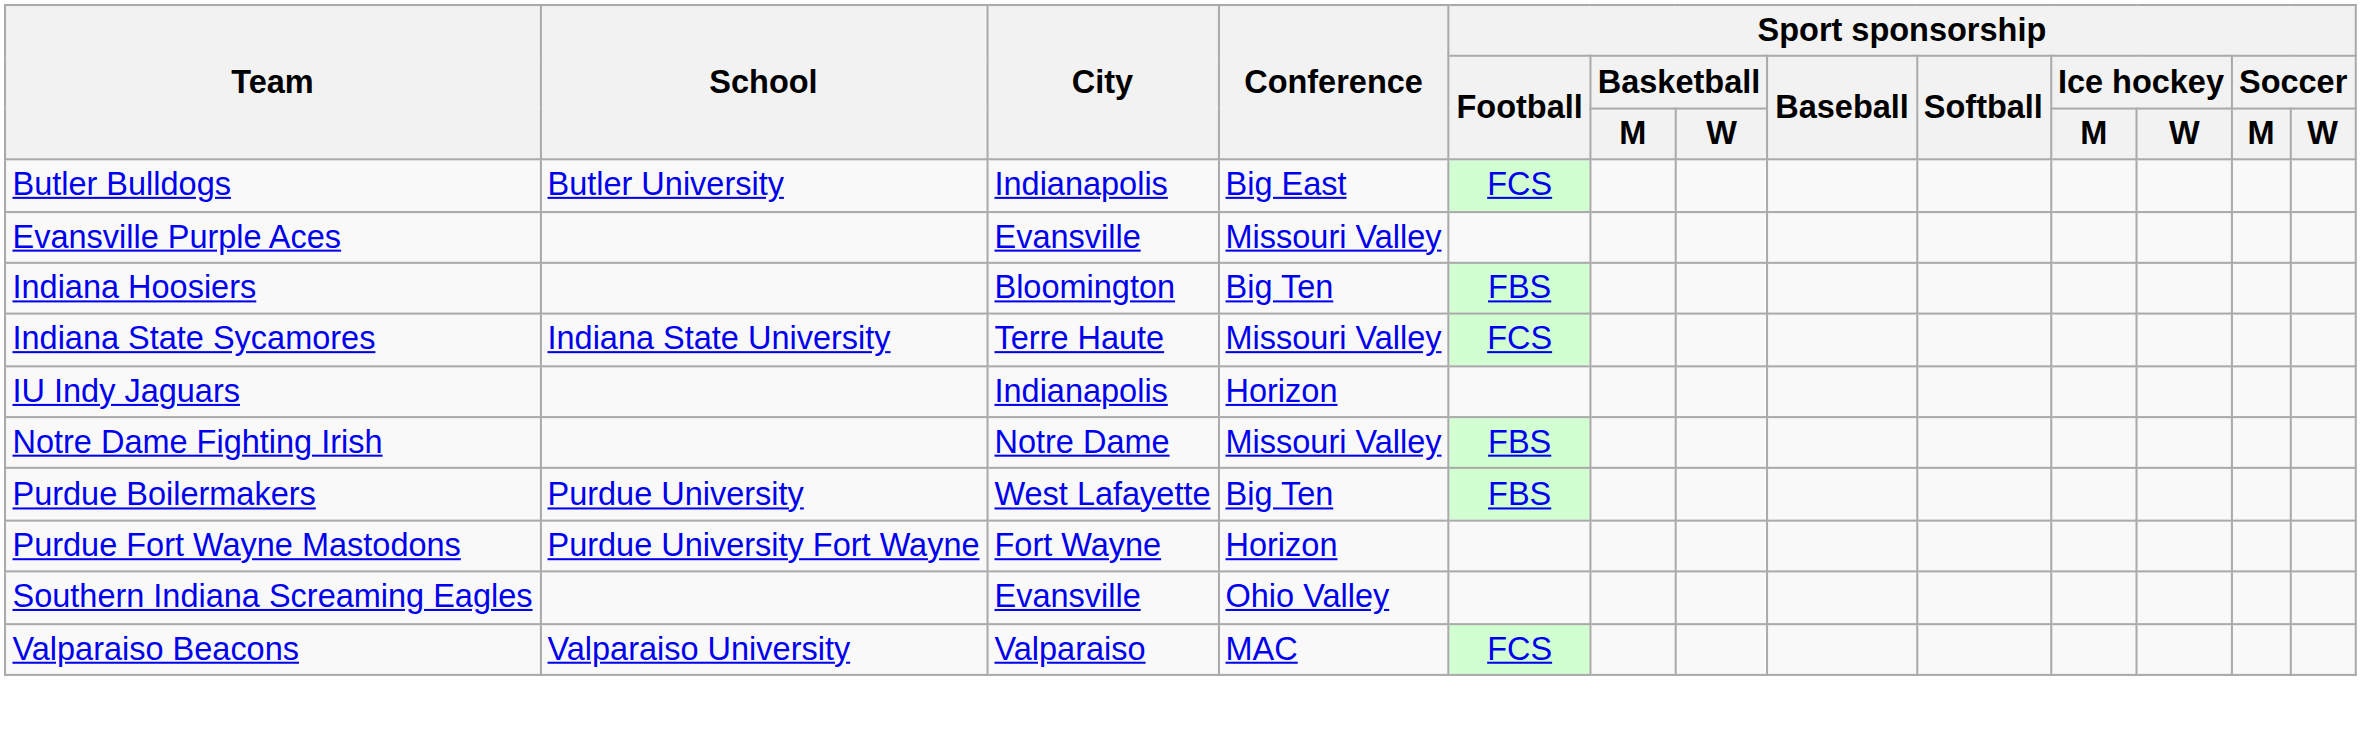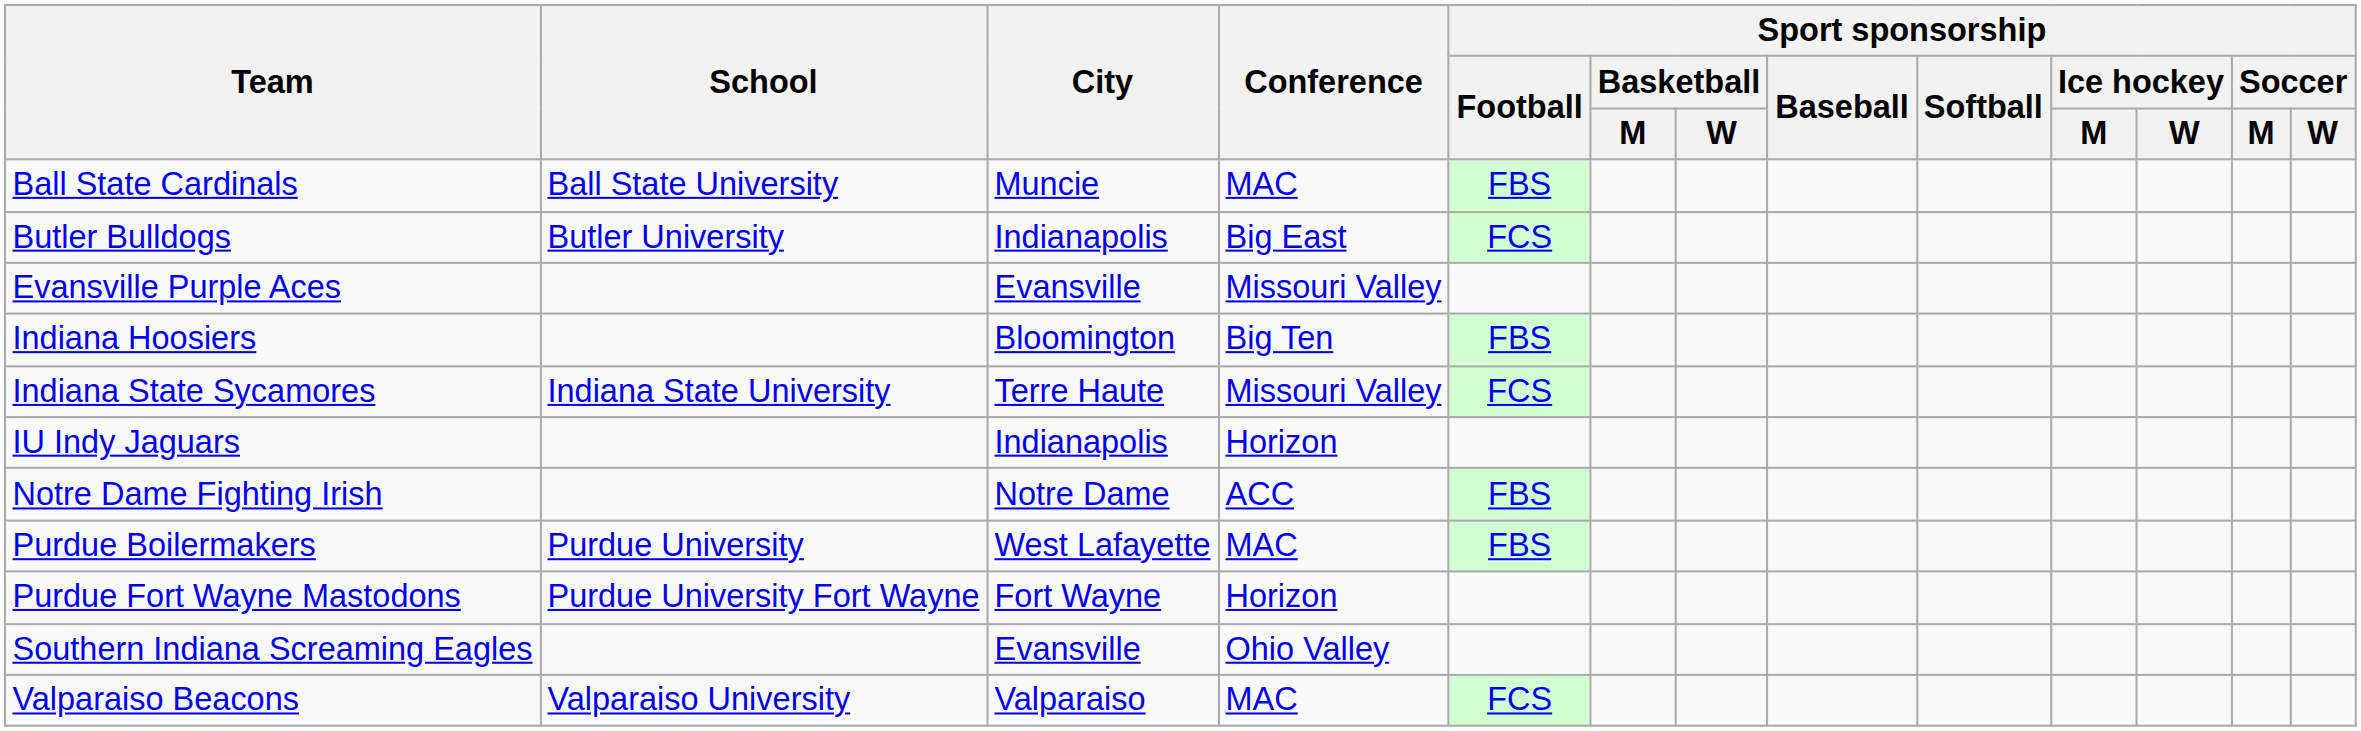+ row: (155, 184)
(1334, 442) Missouri Valley -> (1260, 493) ACC
(1279, 493) Big Ten -> (1262, 545) MAC
